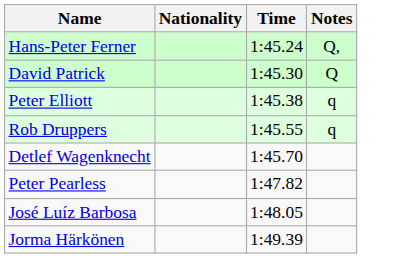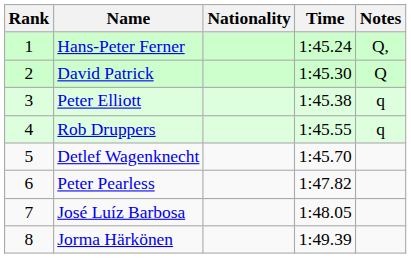+ column: (29, 18)
